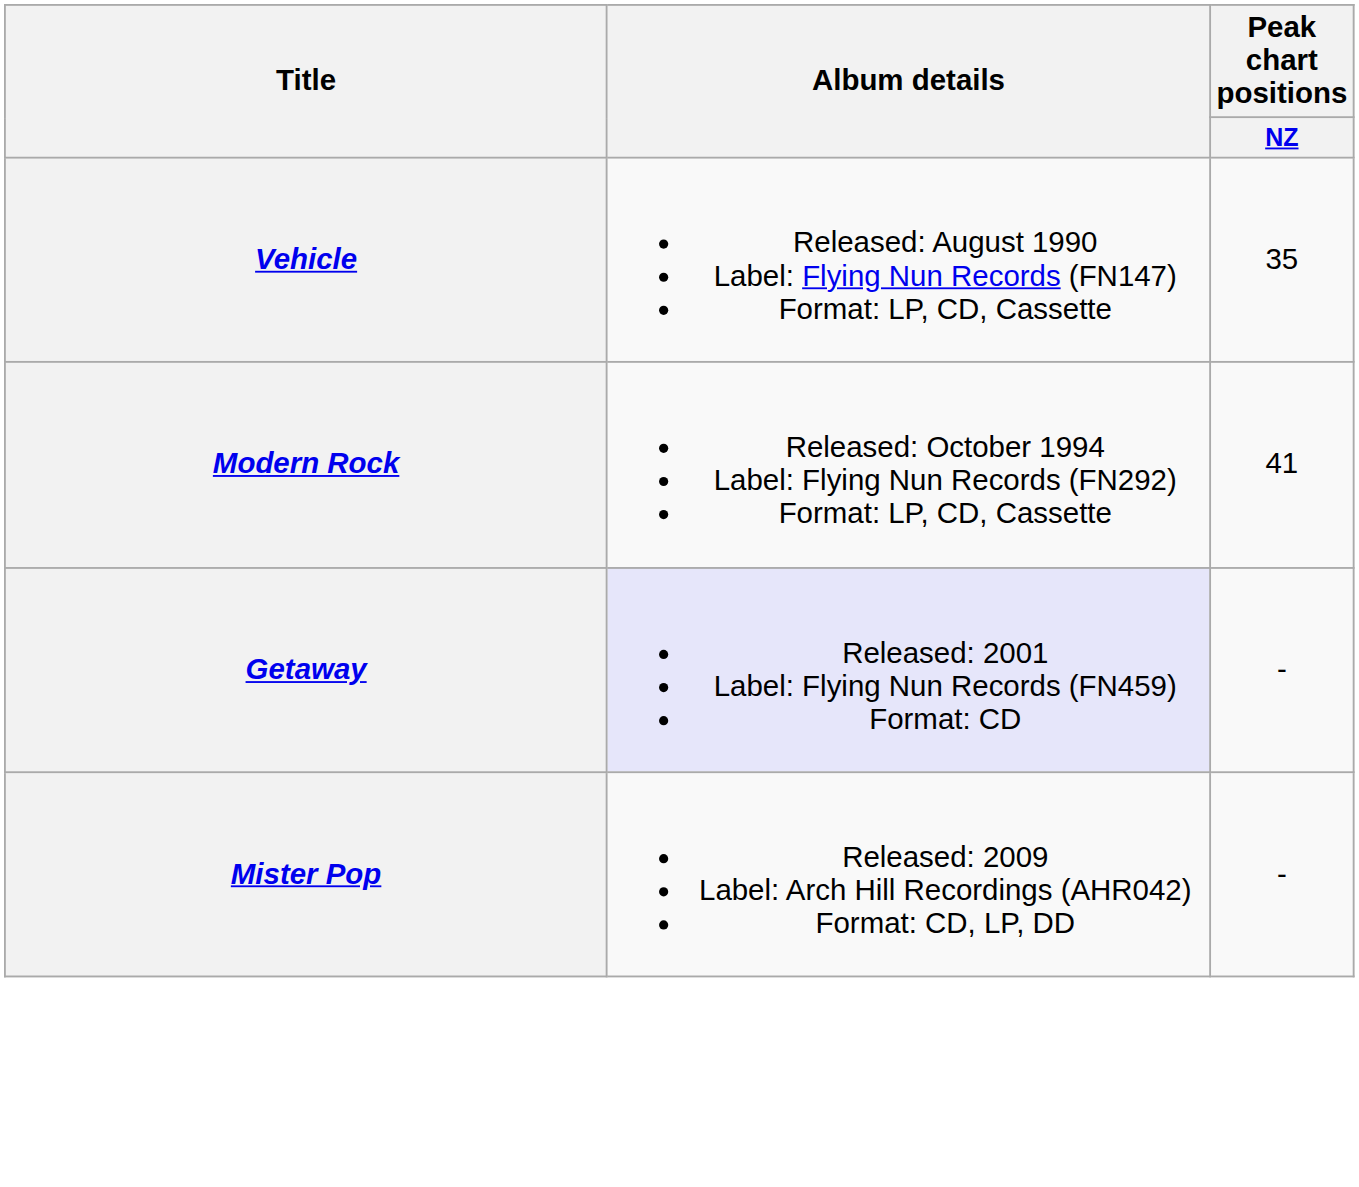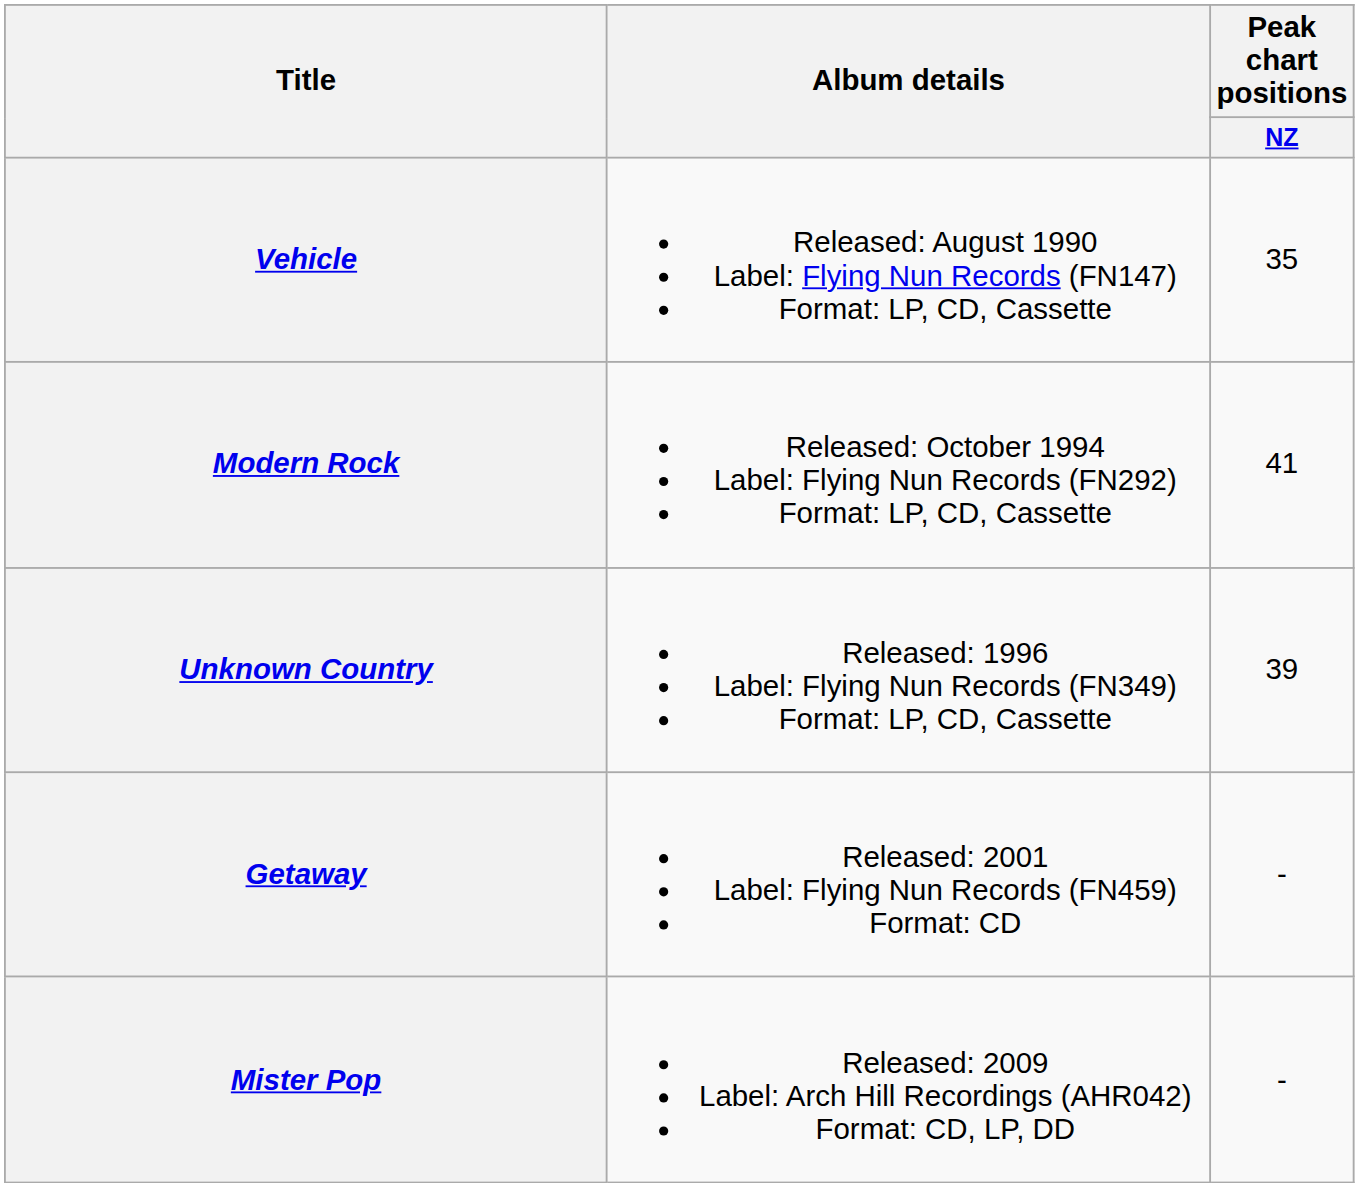+ row: (306, 669)
(908, 686) lavender background -> (908, 891) no background
